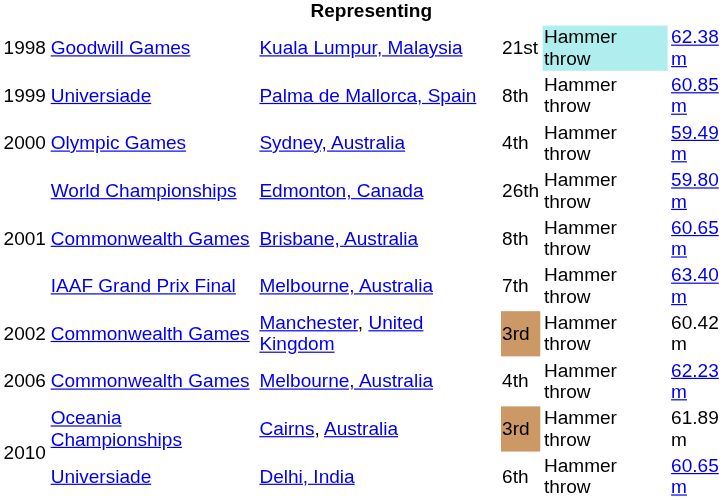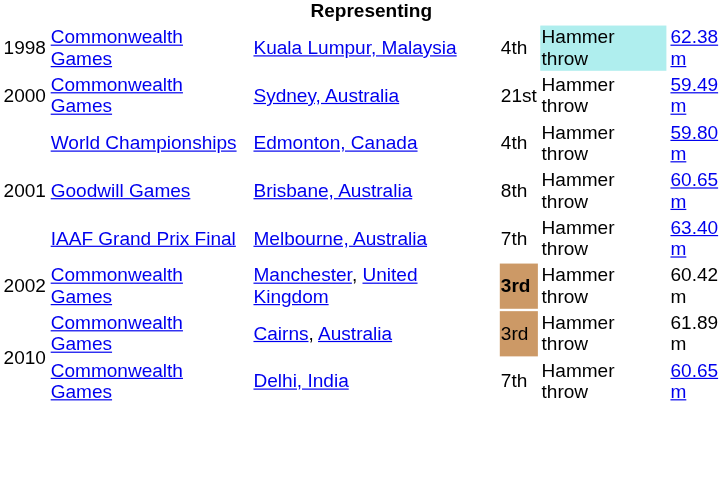(121, 48) Goodwill Games -> (117, 48) Commonwealth Games
(520, 48) 21st -> (514, 48) 4th
- row: (25, 95)
(118, 143) Olympic Games -> (117, 95) Commonwealth Games
(515, 143) 4th -> (519, 95) 21st
(521, 190) 26th -> (514, 143) 4th
(150, 238) Commonwealth Games -> (121, 190) Goodwill Games
(516, 333) normal -> (516, 286) bold
- row: (25, 381)
(116, 428) Oceania Championships -> (117, 333) Commonwealth Games
(101, 476) Universiade -> (117, 381) Commonwealth Games
(515, 476) 6th -> (514, 381) 7th
